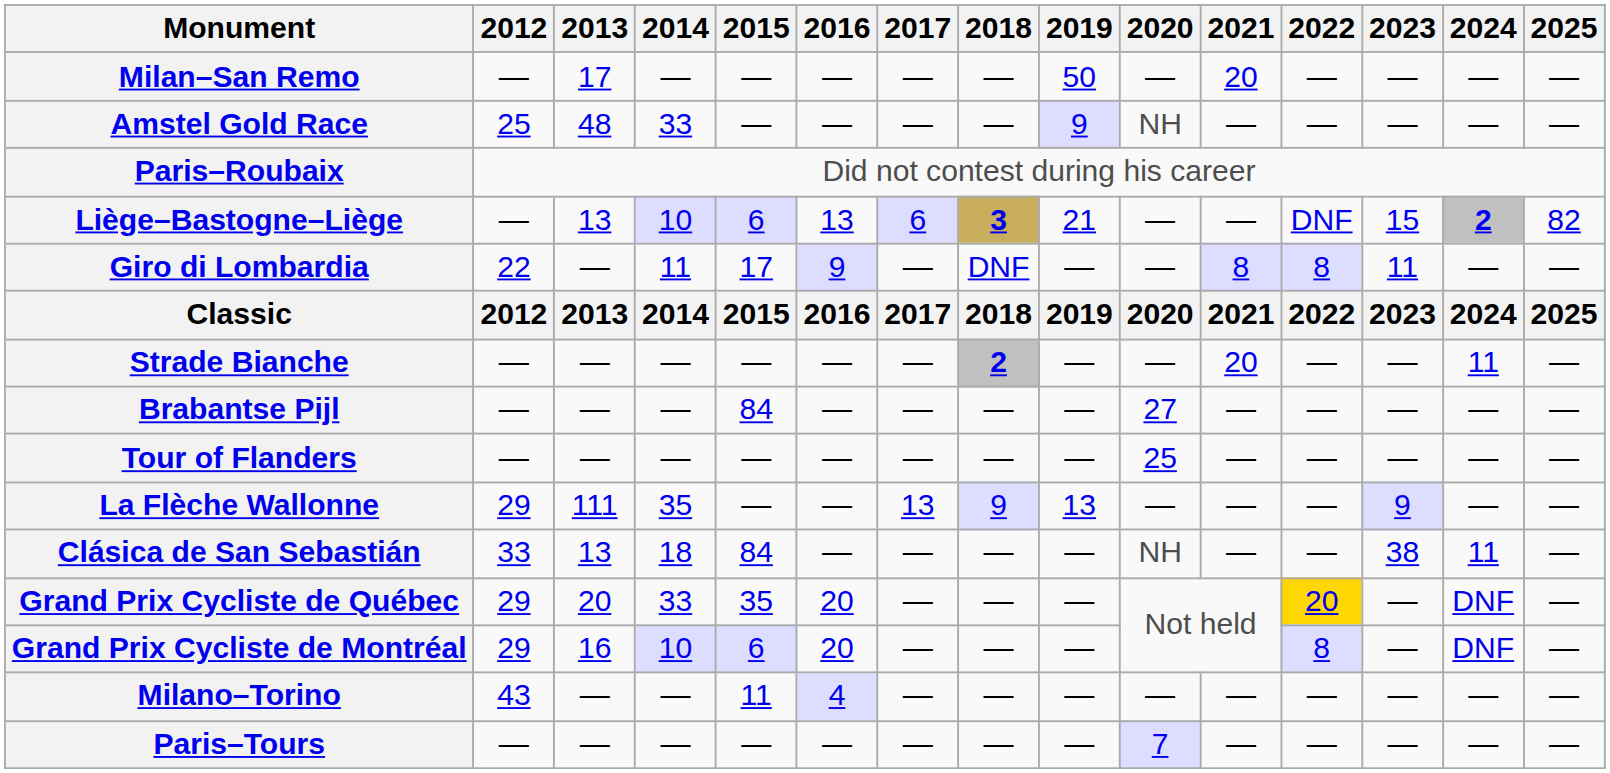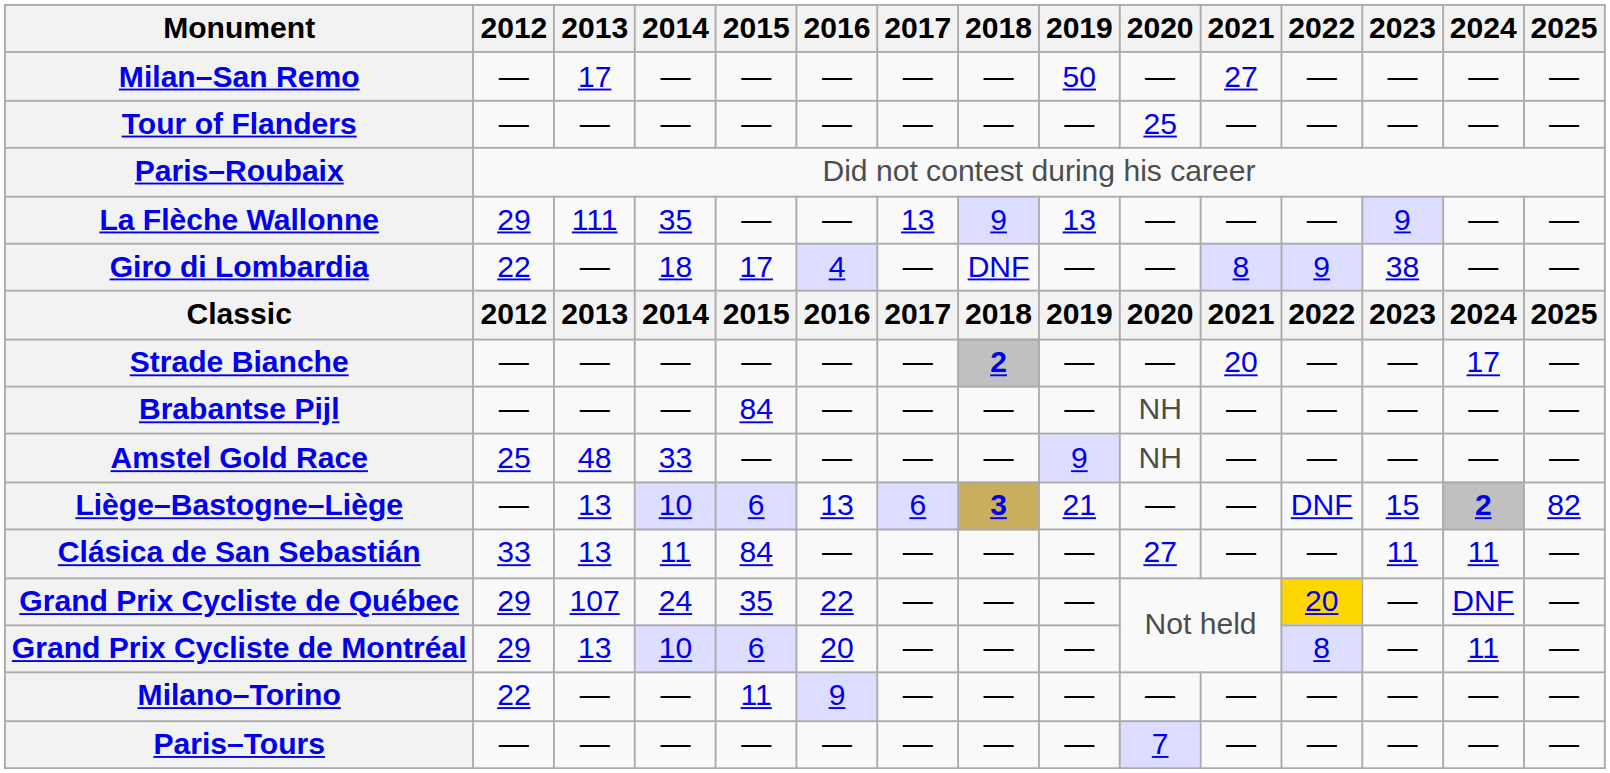(1241, 76) 20 -> (1241, 76) 27
rows swapped: (239, 457) <-> (239, 123)
rows swapped: (239, 219) <-> (239, 505)
(675, 266) 11 -> (675, 266) 18
(837, 266) 9 -> (837, 266) 4
(1322, 266) 8 -> (1322, 266) 9
(1402, 266) 11 -> (1402, 266) 38
(1483, 362) 11 -> (1483, 362) 17
(1160, 409) 27 -> (1160, 409) NH
(675, 553) 18 -> (675, 553) 11
(1160, 553) NH -> (1160, 553) 27
(1402, 553) 38 -> (1402, 553) 11
(595, 600) 20 -> (595, 600) 107
(675, 600) 33 -> (675, 600) 24
(837, 600) 20 -> (837, 600) 22
(595, 648) 16 -> (595, 648) 13
(1483, 648) DNF -> (1483, 648) 11
(514, 696) 43 -> (514, 696) 22
(837, 696) 4 -> (837, 696) 9
